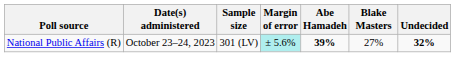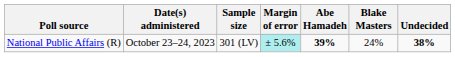(374, 43) 27% -> (374, 43) 24%
(424, 43) 32% -> (424, 43) 38%
